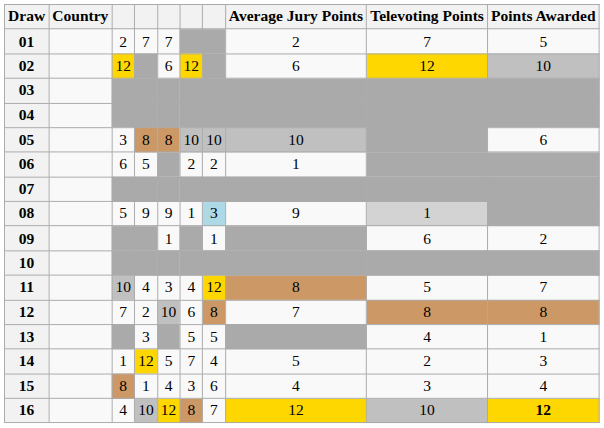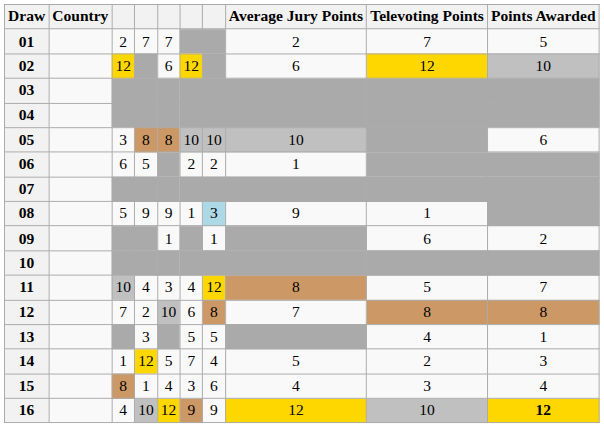(427, 213) lightgrey background -> (427, 213) no background
(191, 410) 8 -> (191, 410) 9
(214, 410) 7 -> (214, 410) 9
